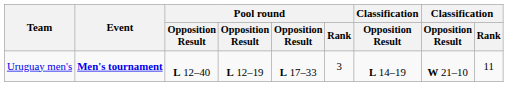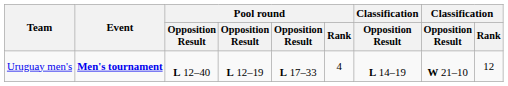(339, 66) 3 -> (339, 66) 4
(489, 66) 11 -> (489, 66) 12
